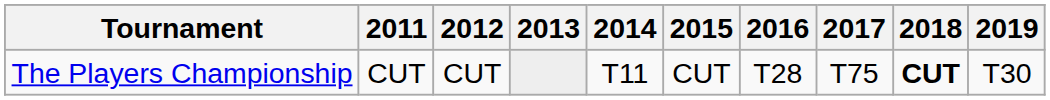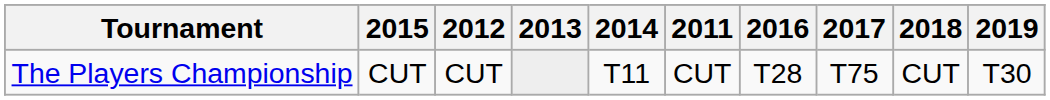columns swapped: (397, 28) <-> (701, 28)
(931, 73) bold -> (931, 73) normal
